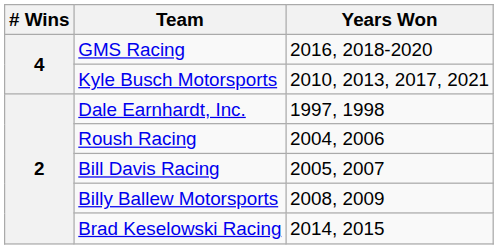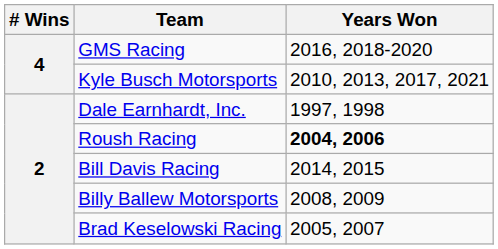(337, 139) normal -> (337, 139) bold
(337, 169) 2005, 2007 -> (337, 169) 2014, 2015
(337, 229) 2014, 2015 -> (337, 229) 2005, 2007
